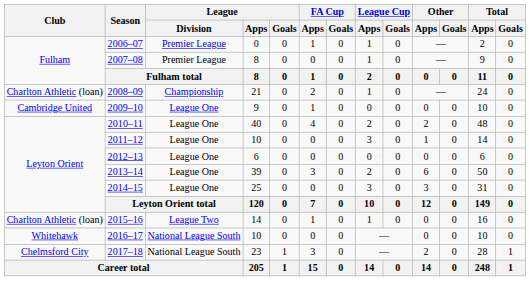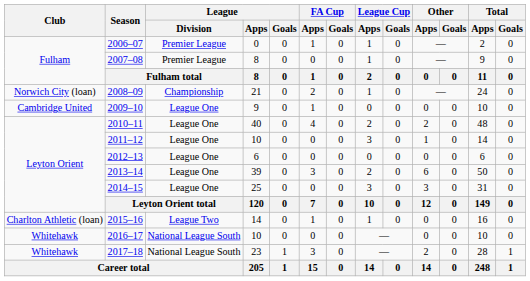(55, 92) Charlton Athletic (loan) -> (55, 92) Norwich City (loan)
(55, 252) Chelmsford City -> (55, 252) Whitehawk
